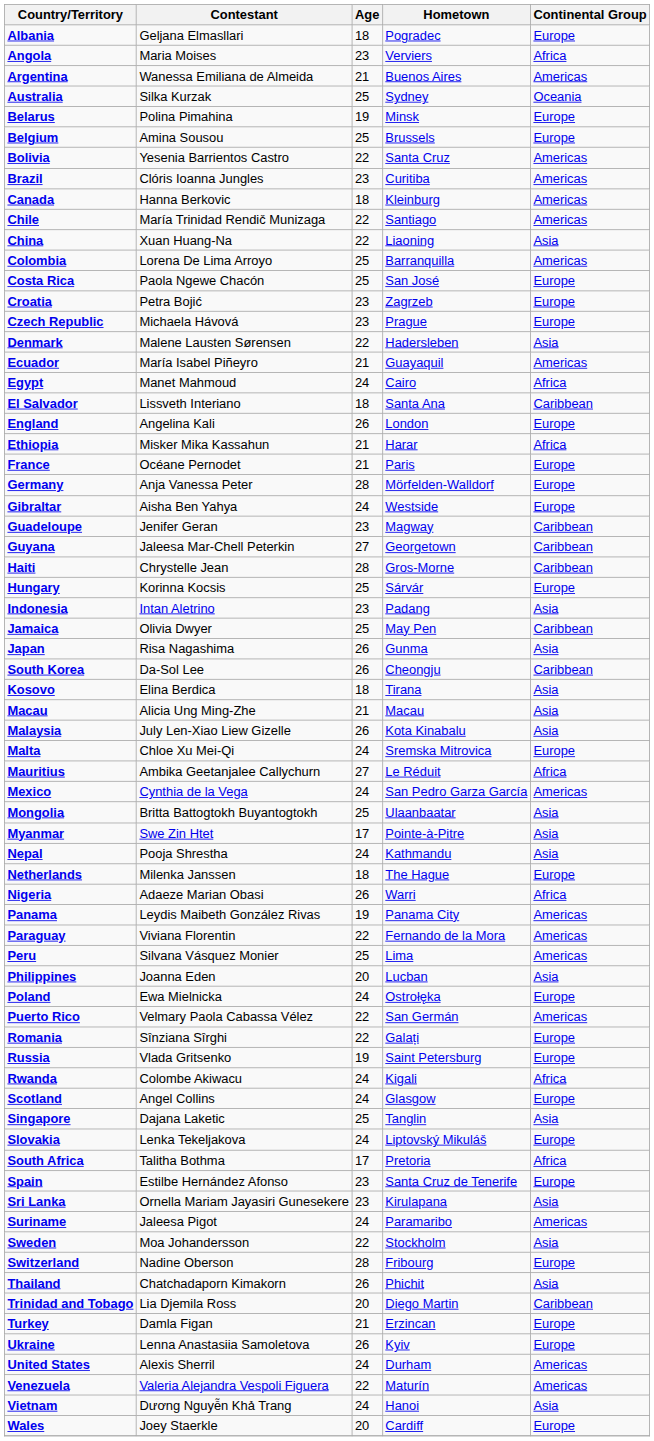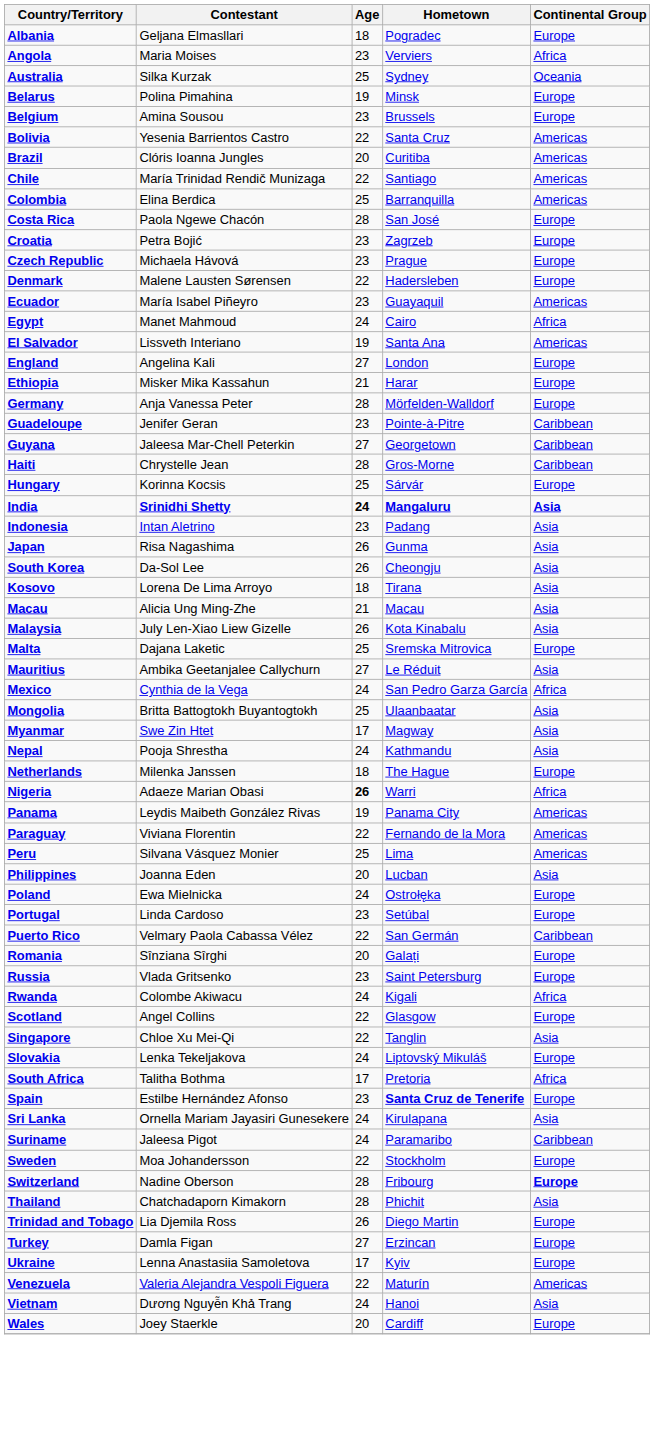- row: (38, 76)
(362, 138) 25 -> (362, 117) 23
(362, 178) 23 -> (362, 158) 20
- row: (31, 199)
- row: (25, 240)
(206, 260) Lorena De Lima Arroyo -> (177, 199) Elina Berdica
(362, 281) 25 -> (362, 219) 28
(546, 342) Asia -> (554, 281) Europe
(362, 363) 21 -> (362, 301) 23
(362, 403) 18 -> (362, 342) 19
(563, 403) Caribbean -> (560, 342) Americas
(362, 424) 26 -> (362, 363) 27
(550, 444) Africa -> (554, 383) Europe
- row: (29, 465)
- row: (34, 506)
(409, 526) Magway -> (425, 424) Pointe-à-Pitre
+ row: (22, 506)
- row: (33, 628)
(563, 669) Caribbean -> (546, 567) Asia
(177, 690) Elina Berdica -> (206, 588) Lorena De Lima Arroyo
(187, 751) Chloe Xu Mei-Qi -> (182, 649) Dajana Laketic
(362, 751) 24 -> (362, 649) 25
(550, 772) Africa -> (546, 669) Asia
(560, 792) Americas -> (550, 690) Africa
(425, 833) Pointe-à-Pitre -> (409, 731) Magway
(362, 894) normal -> (362, 792) bold
+ row: (34, 915)
(560, 1017) Americas -> (563, 935) Caribbean
(362, 1037) 22 -> (362, 956) 20
(362, 1058) 19 -> (362, 976) 23
(362, 1099) 24 -> (362, 1017) 22
(182, 1119) Dajana Laketic -> (187, 1037) Chloe Xu Mei-Qi
(362, 1119) 25 -> (362, 1037) 22
(451, 1181) normal -> (455, 1099) bold
(362, 1201) 23 -> (362, 1119) 24
(560, 1222) Americas -> (563, 1140) Caribbean
(546, 1242) Asia -> (554, 1160) Europe
(554, 1262) normal -> (556, 1181) bold
(362, 1283) 26 -> (362, 1201) 28
(362, 1303) 20 -> (362, 1222) 26
(563, 1303) Caribbean -> (554, 1222) Europe
(362, 1324) 21 -> (362, 1242) 27
(362, 1344) 26 -> (362, 1262) 17
- row: (49, 1365)
